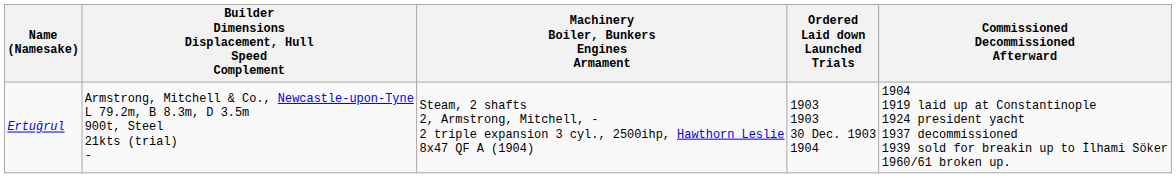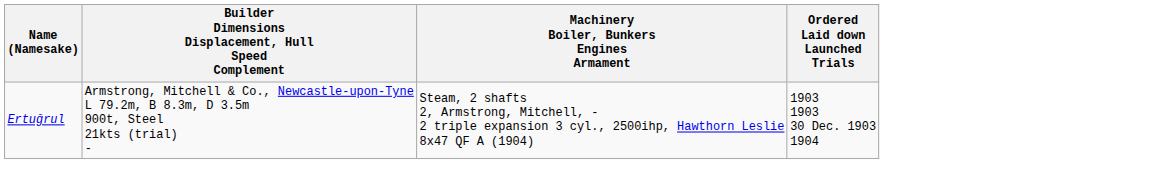- column: (1025, 43)
